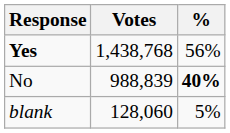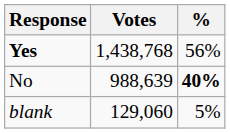(141, 81) 988,839 -> (141, 81) 988,639
(141, 111) 128,060 -> (141, 111) 129,060
